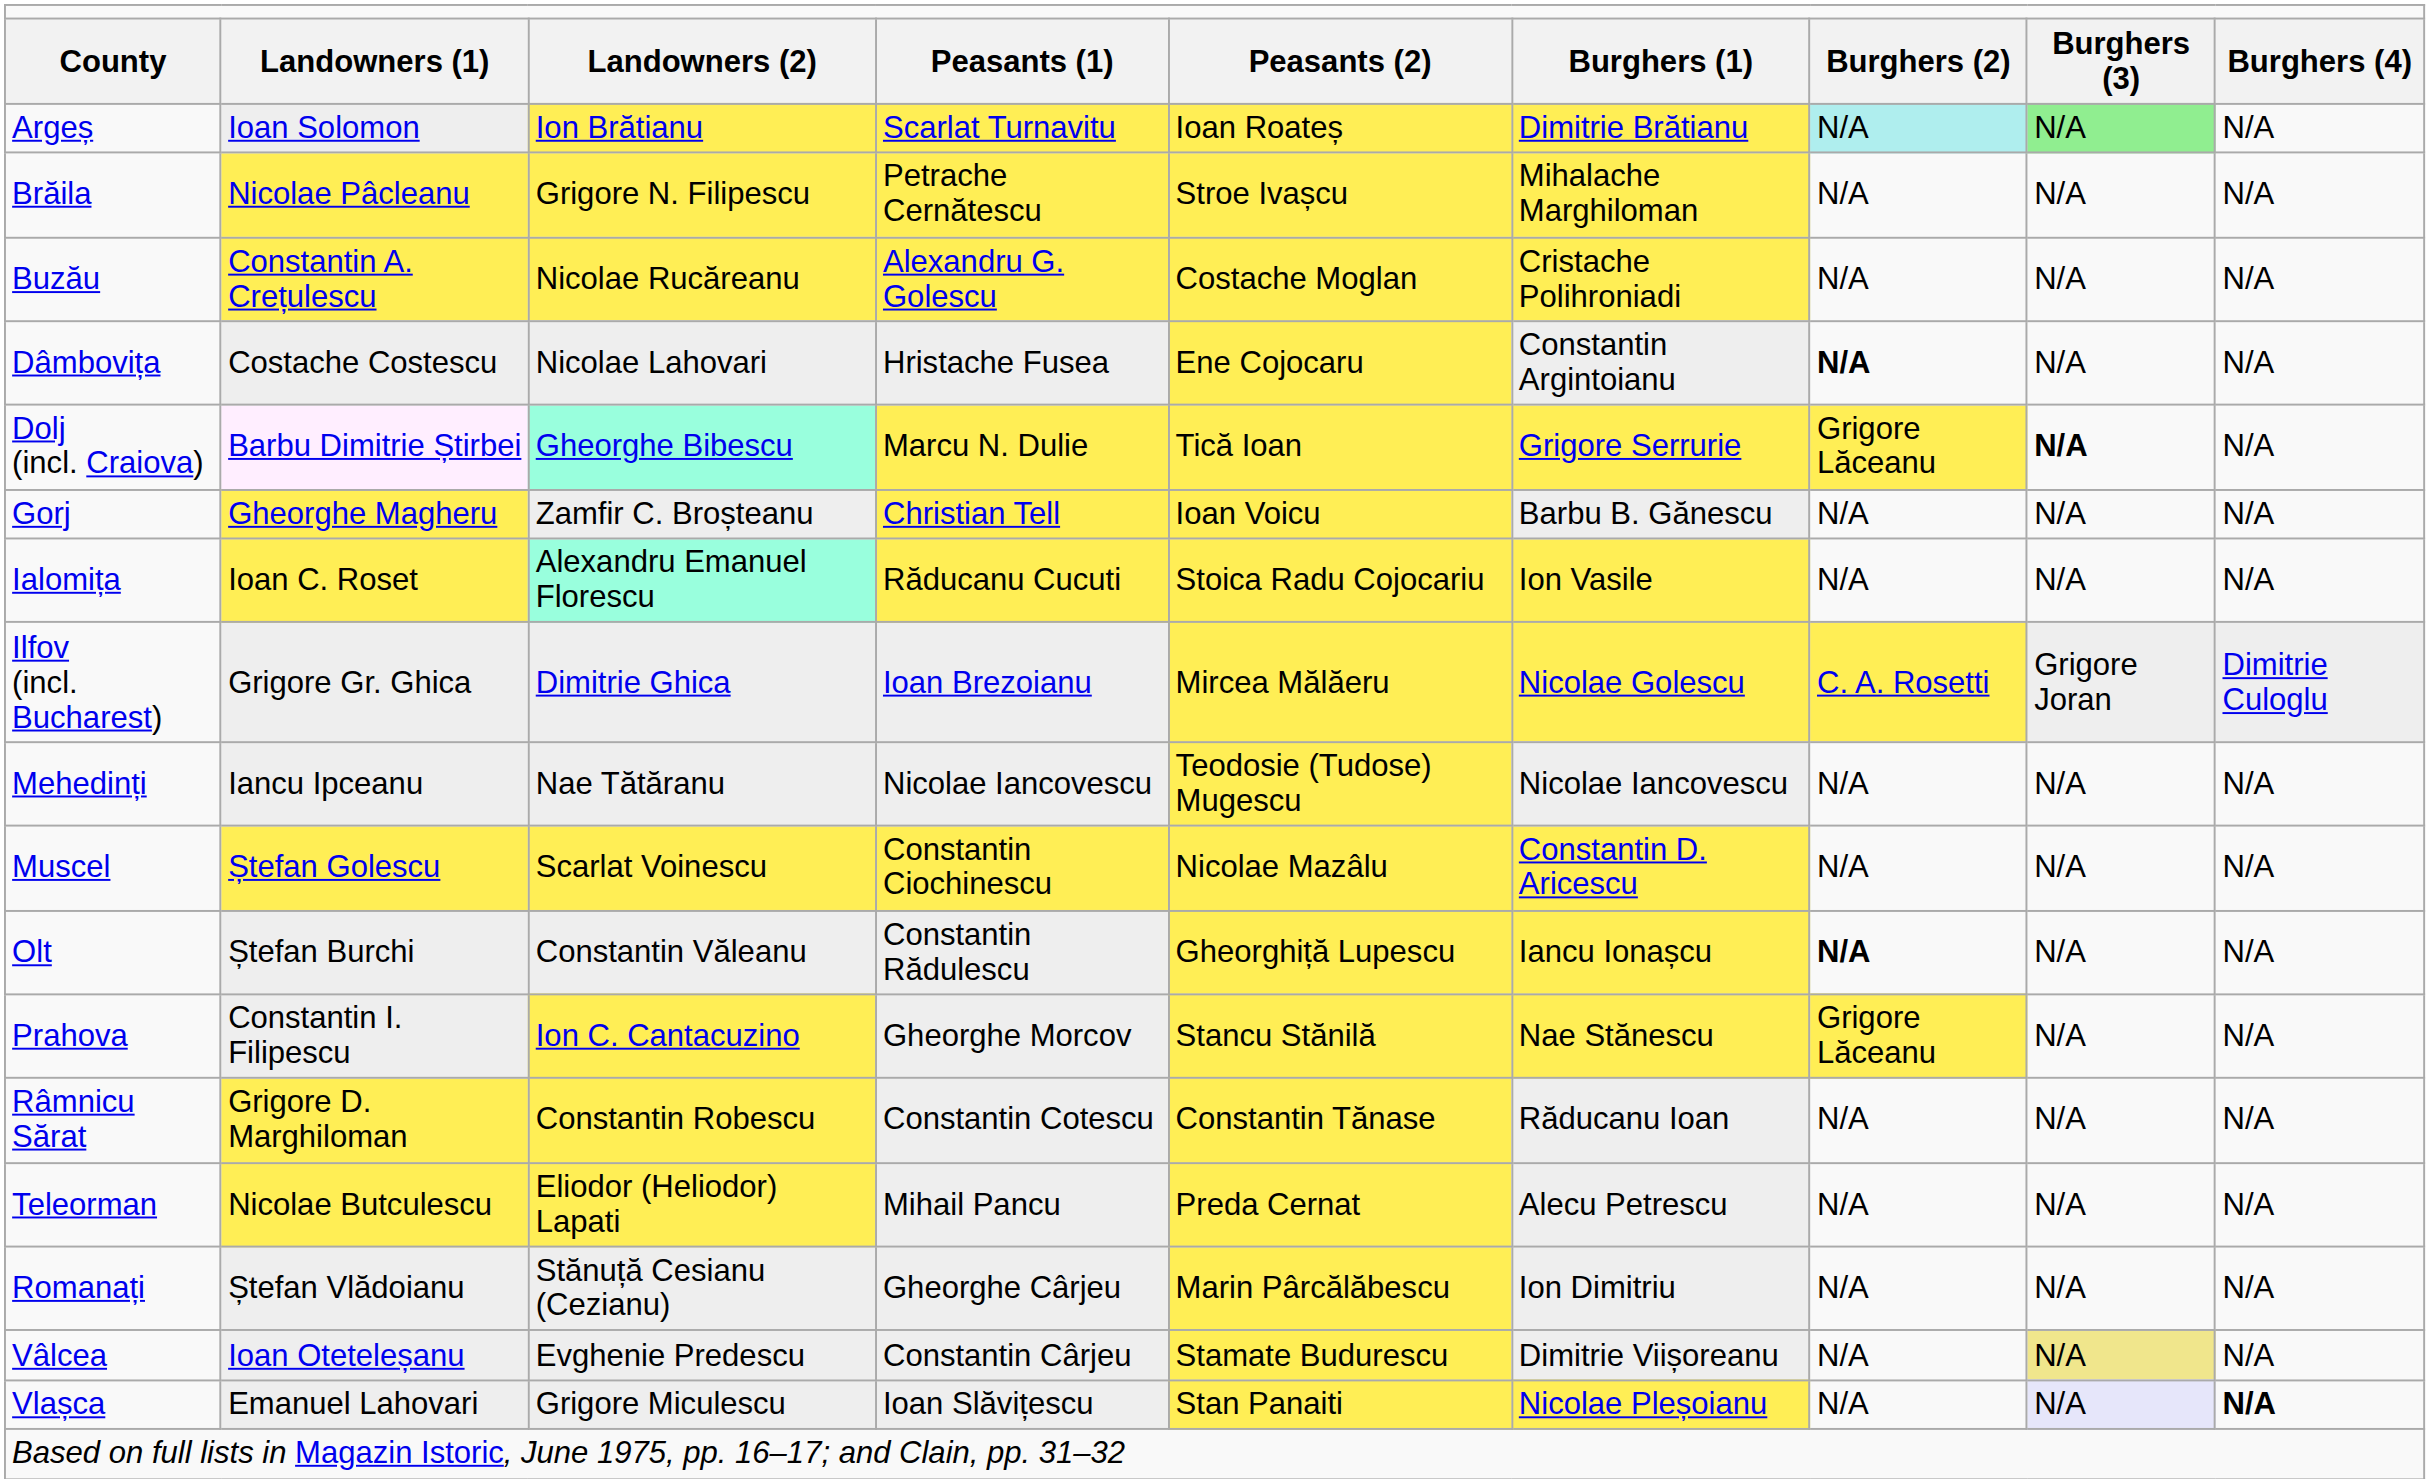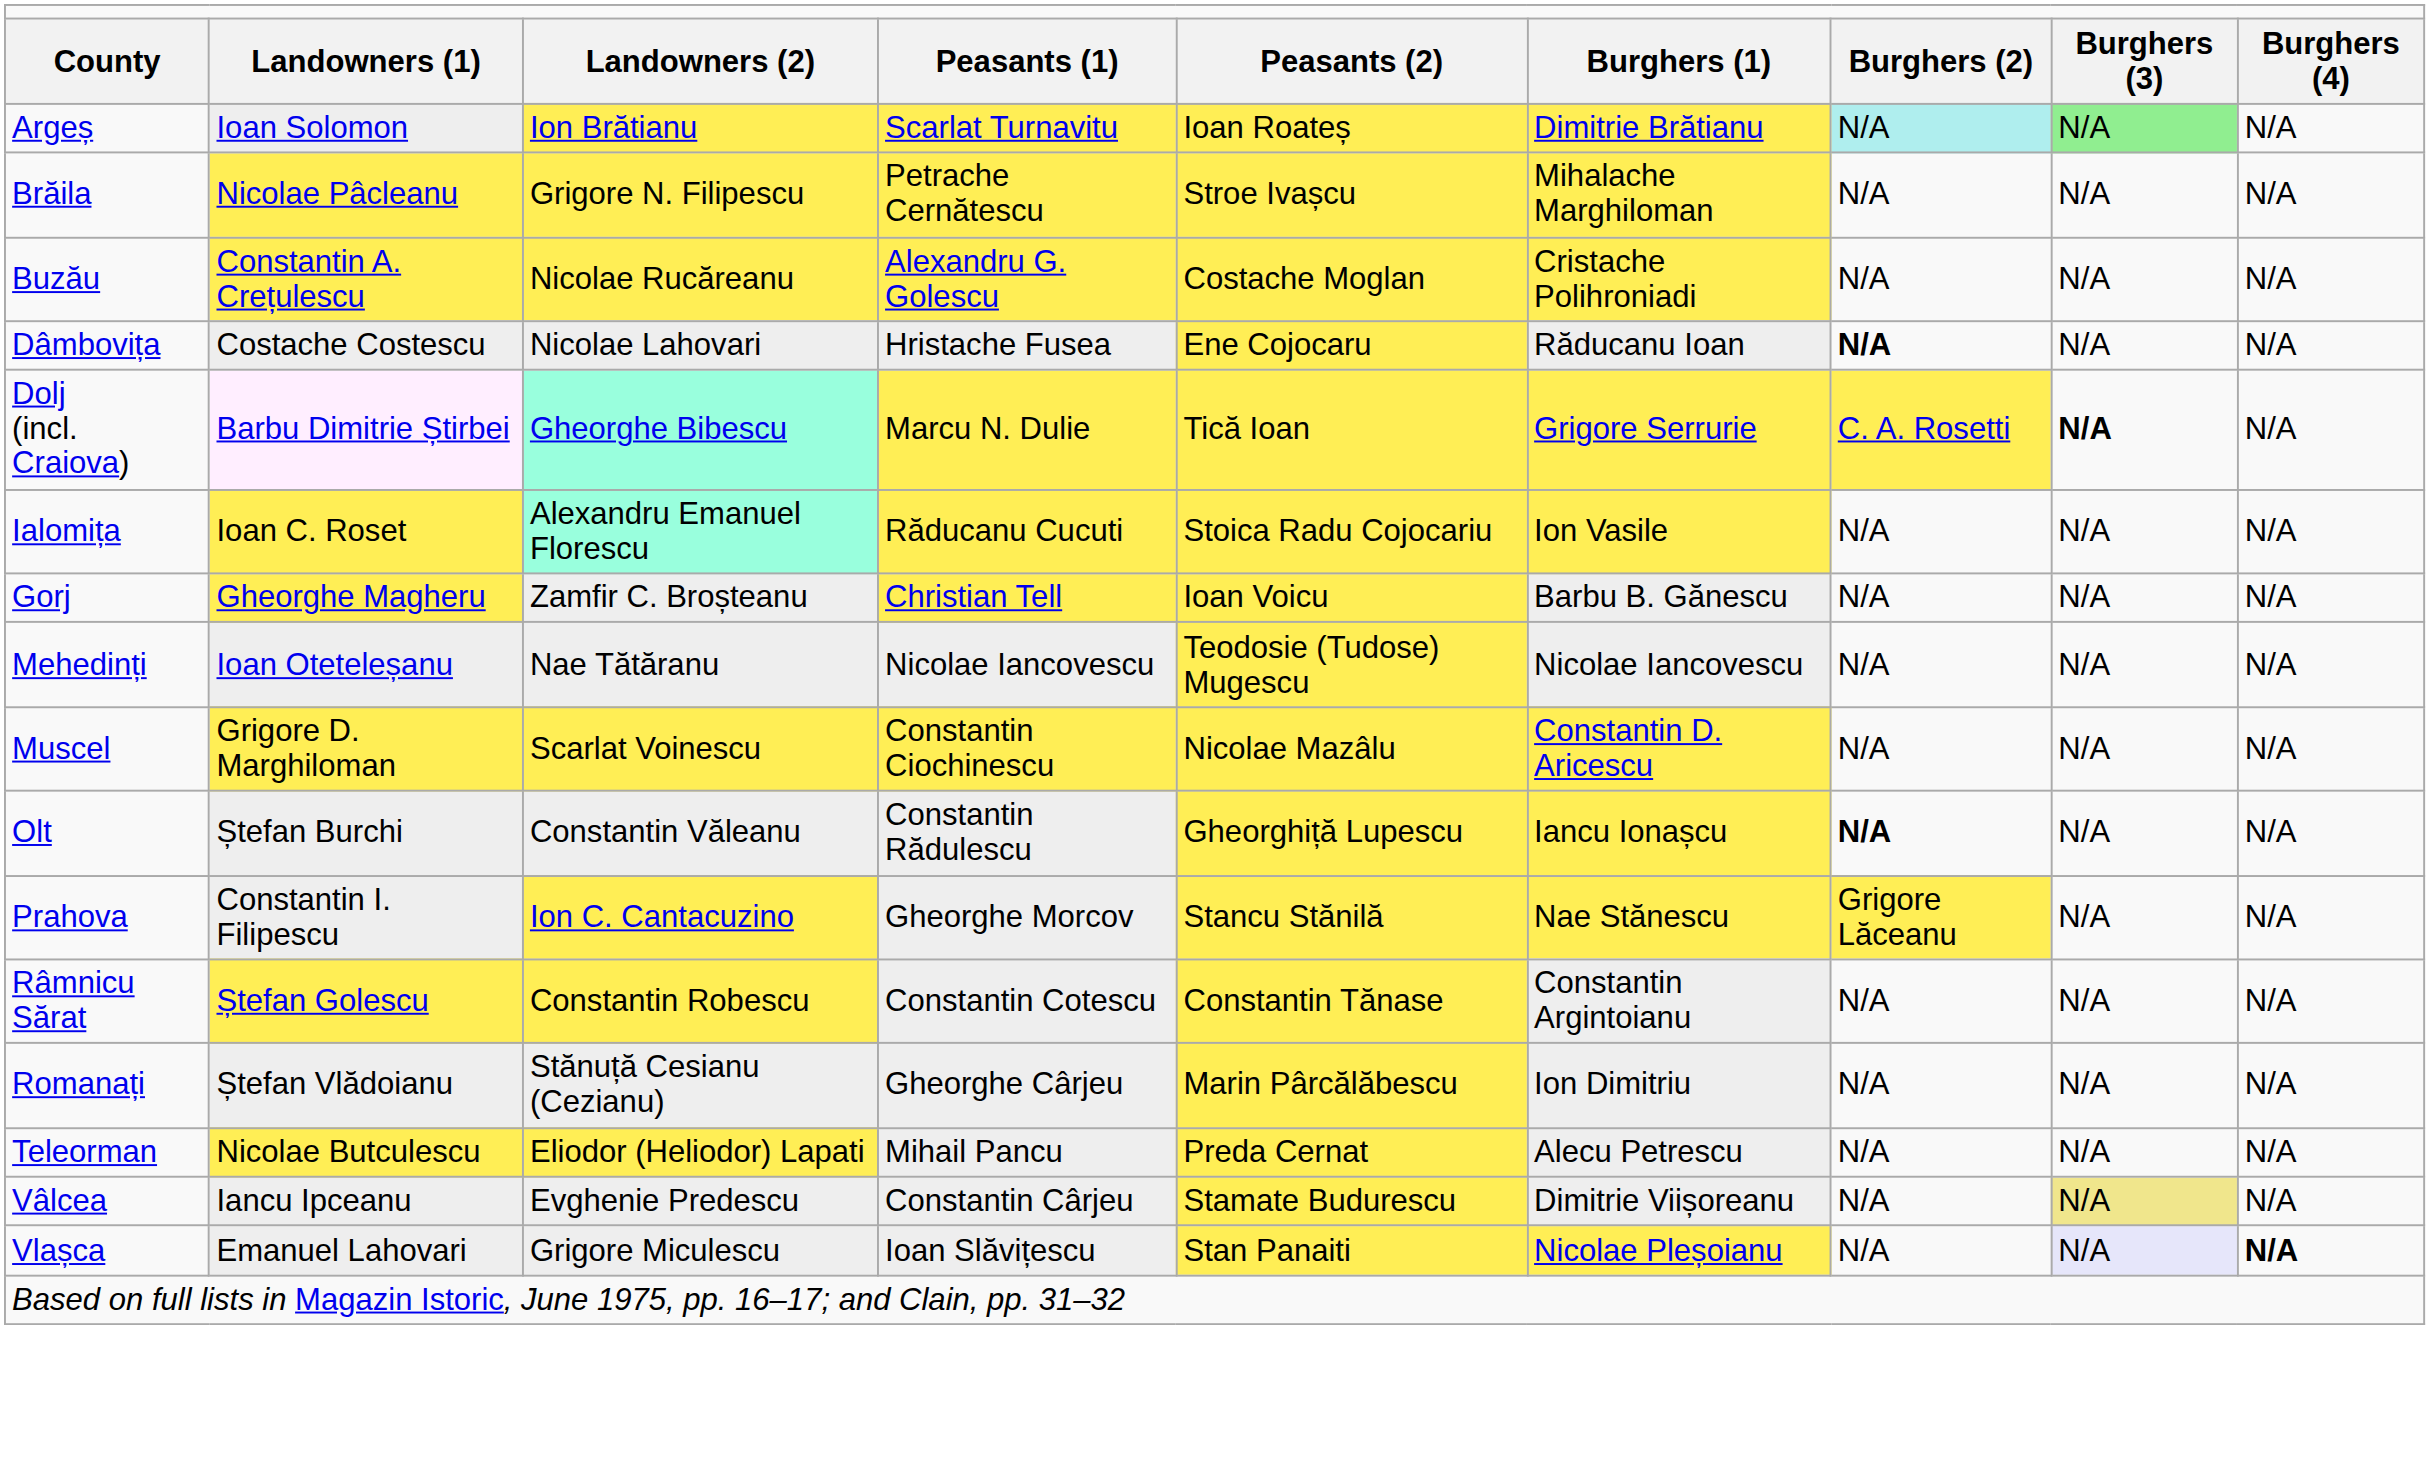(1597, 362) Constantin Argintoianu -> (1639, 345) Răducanu Ioan
(1877, 446) Grigore Lăceanu -> (1924, 429) C. A. Rosetti
rows swapped: (41, 513) <-> (66, 580)
- row: (87, 681)
(326, 783) Iancu Ipceanu -> (335, 664) Ioan Oteteleșanu
(334, 867) Ștefan Golescu -> (306, 748) Grigore D. Marghiloman
(318, 1119) Grigore D. Marghiloman -> (323, 1000) Ștefan Golescu
(1624, 1119) Răducanu Ioan -> (1613, 1000) Constantin Argintoianu
rows swapped: (79, 1288) <-> (85, 1204)
(346, 1354) Ioan Oteteleșanu -> (314, 1200) Iancu Ipceanu
